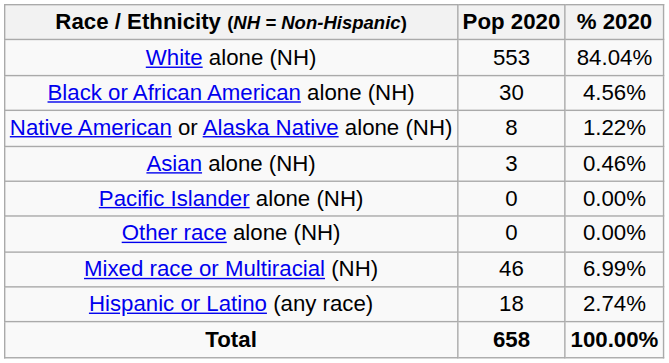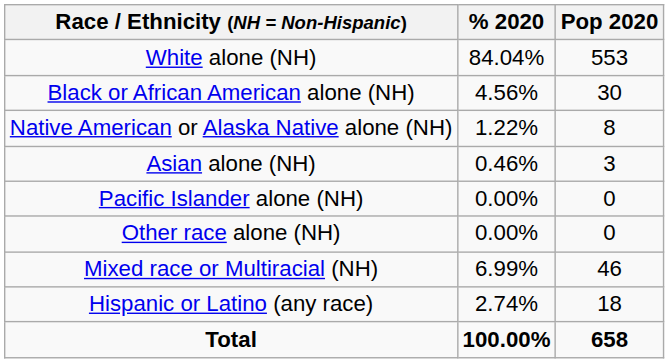columns swapped: (511, 22) <-> (614, 22)
